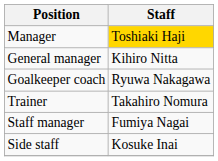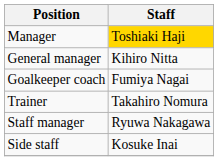(161, 79) Ryuwa Nakagawa -> (150, 79) Fumiya Nagai
(150, 123) Fumiya Nagai -> (161, 123) Ryuwa Nakagawa
